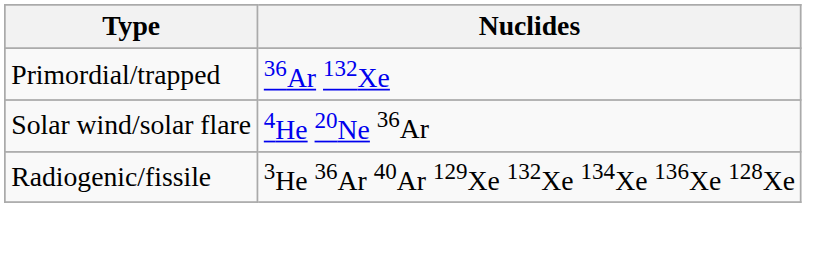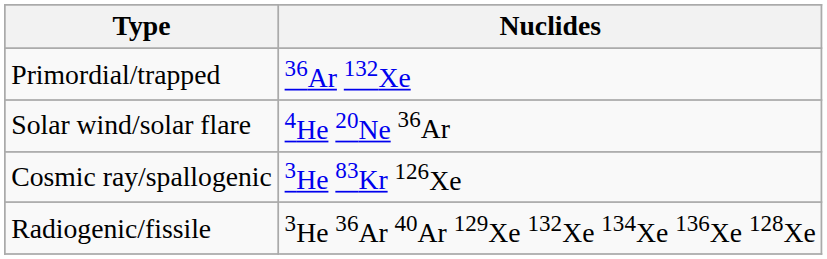+ row: (142, 176)
